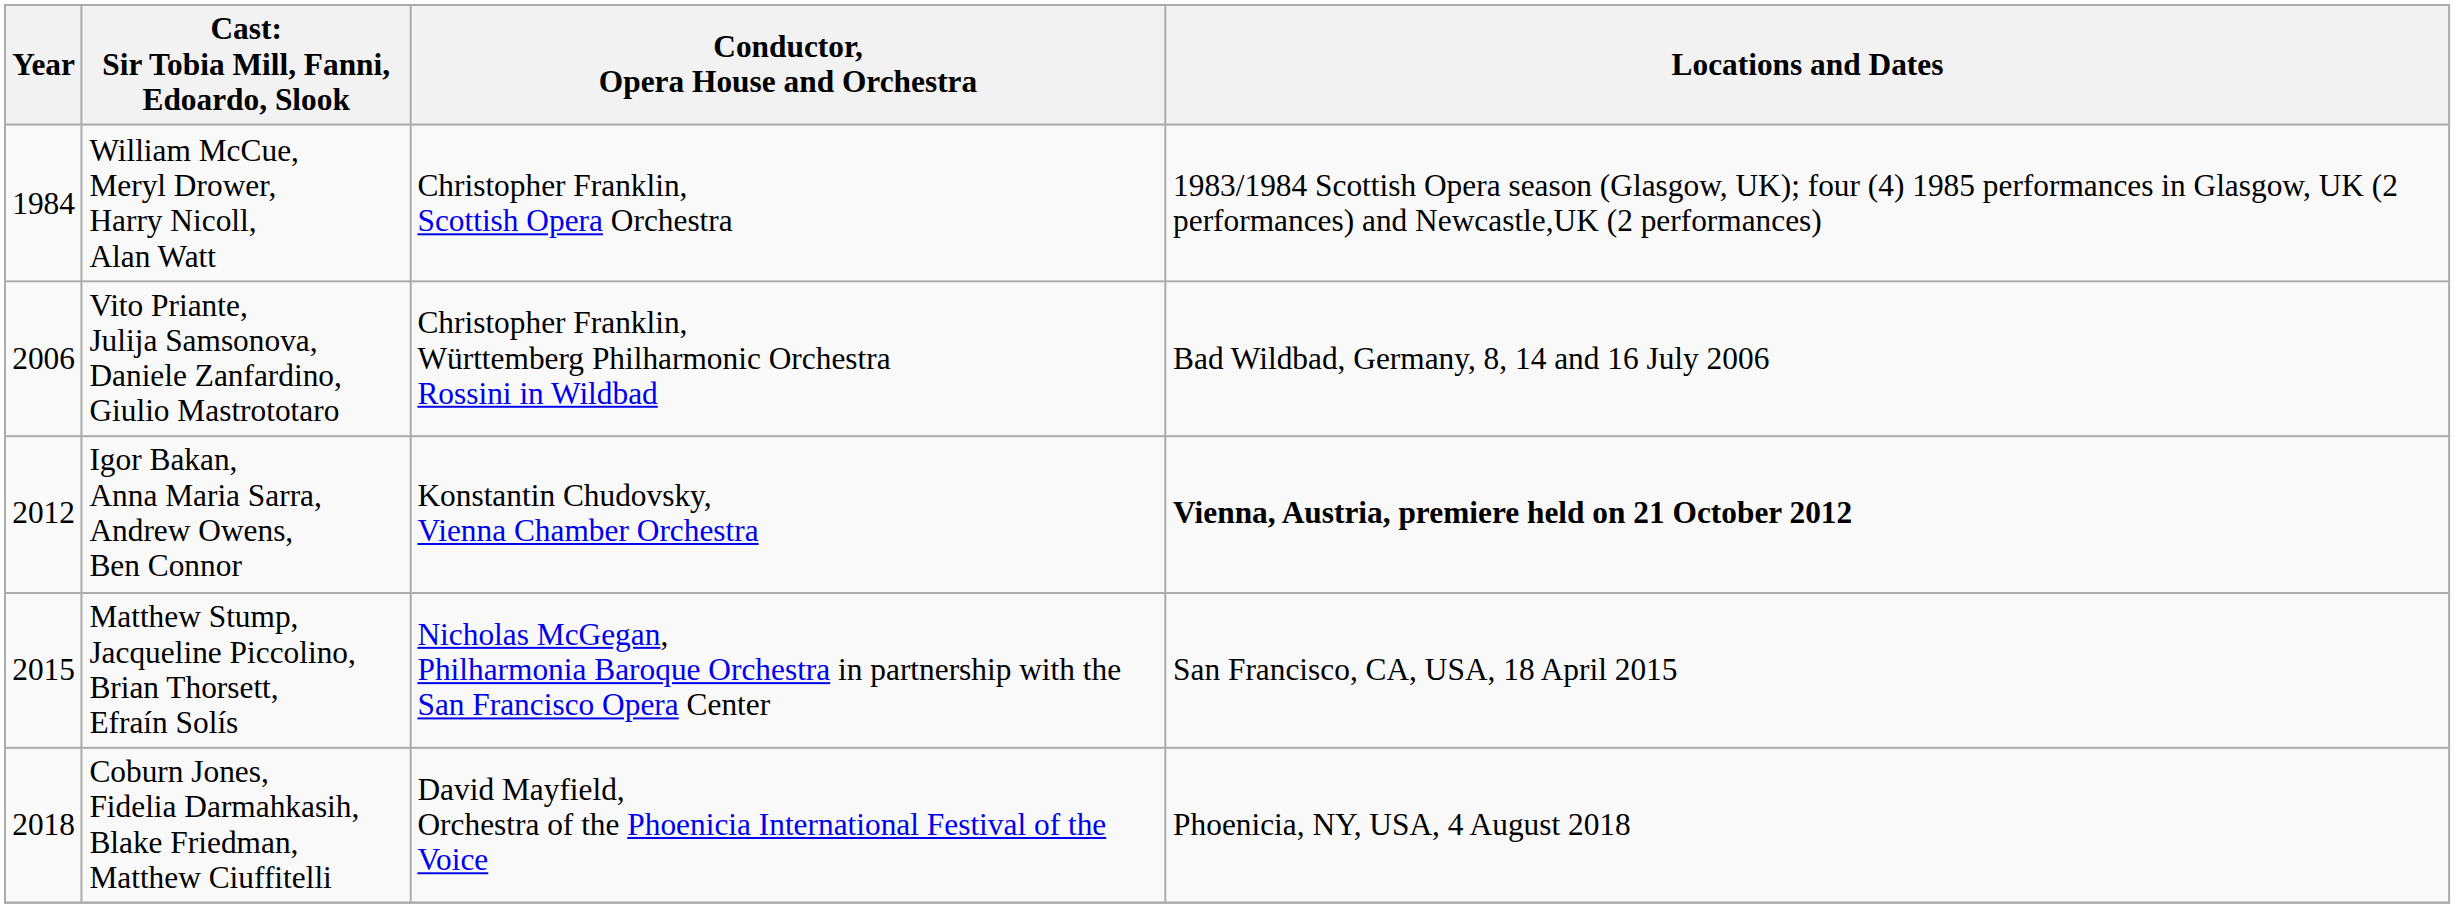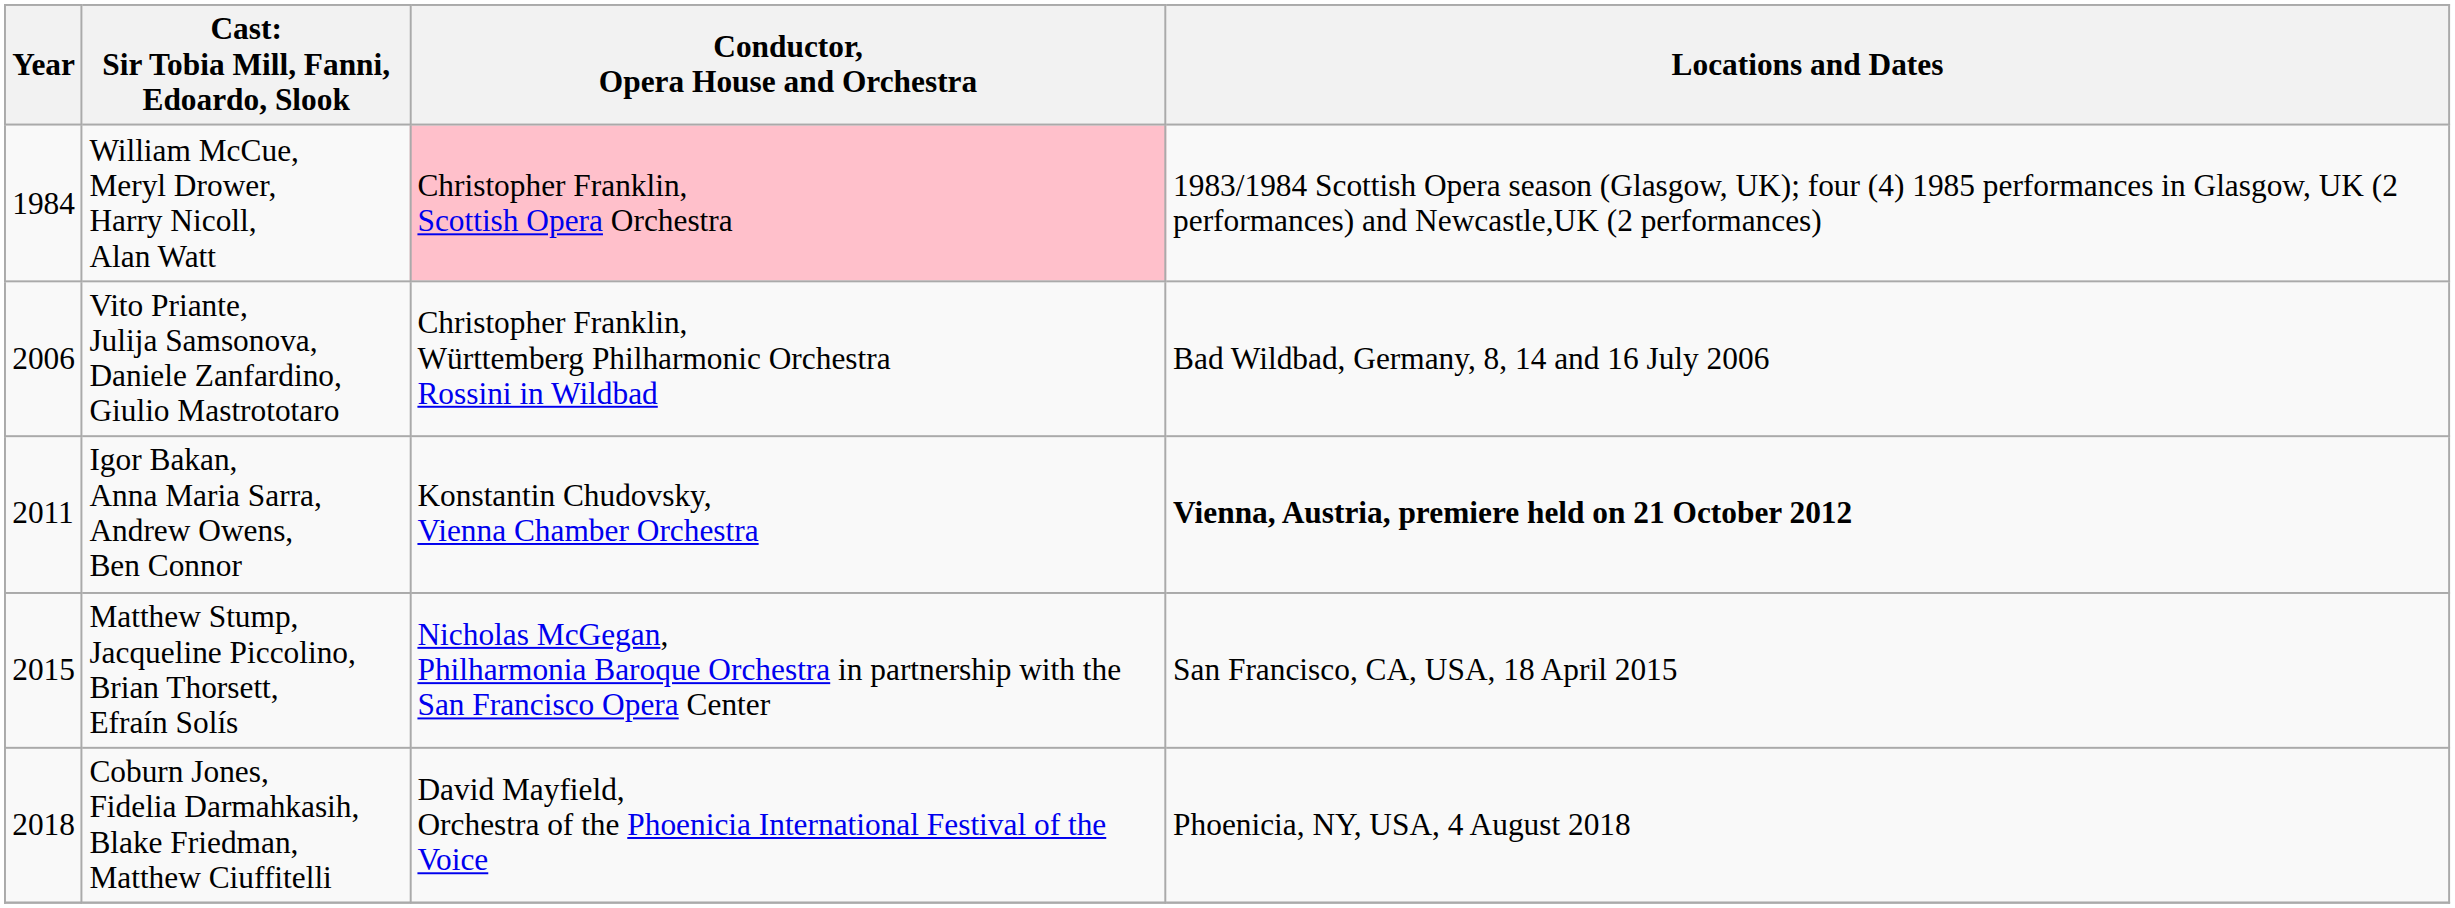(575, 202) no background -> (575, 202) pink background
(44, 513) 2012 -> (43, 513) 2011
